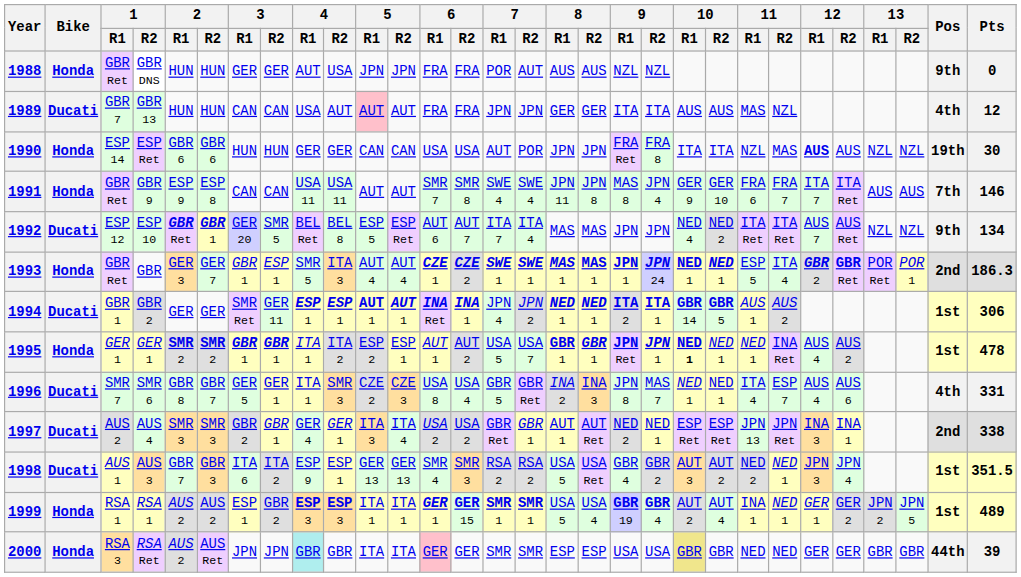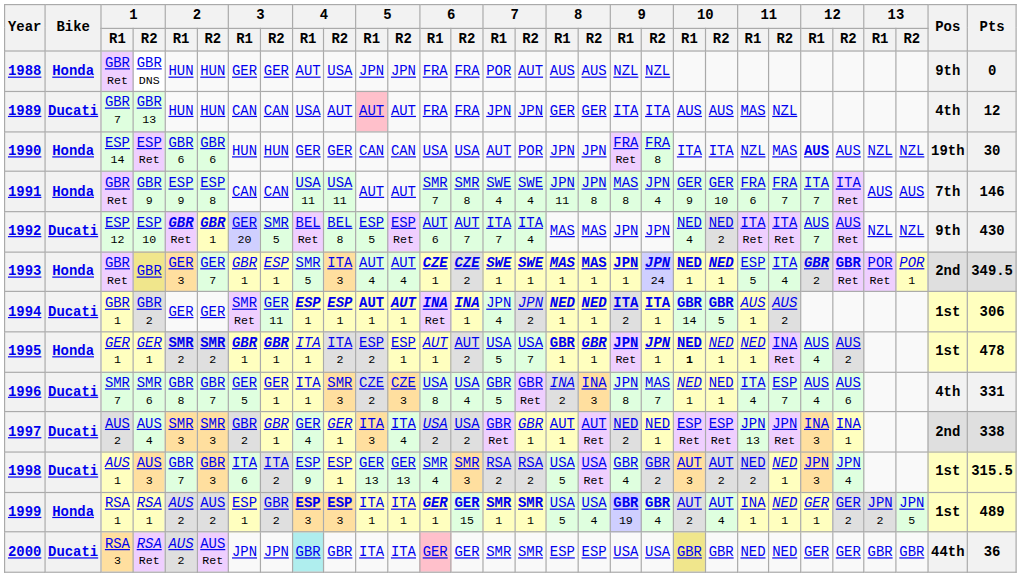(992, 231) 134 -> (992, 231) 430
(149, 271) no background -> (149, 271) khaki background
(992, 271) 186.3 -> (992, 271) 349.5
(992, 472) 351.5 -> (992, 472) 315.5
(73, 552) Honda -> (73, 552) Ducati
(992, 552) 39 -> (992, 552) 36
